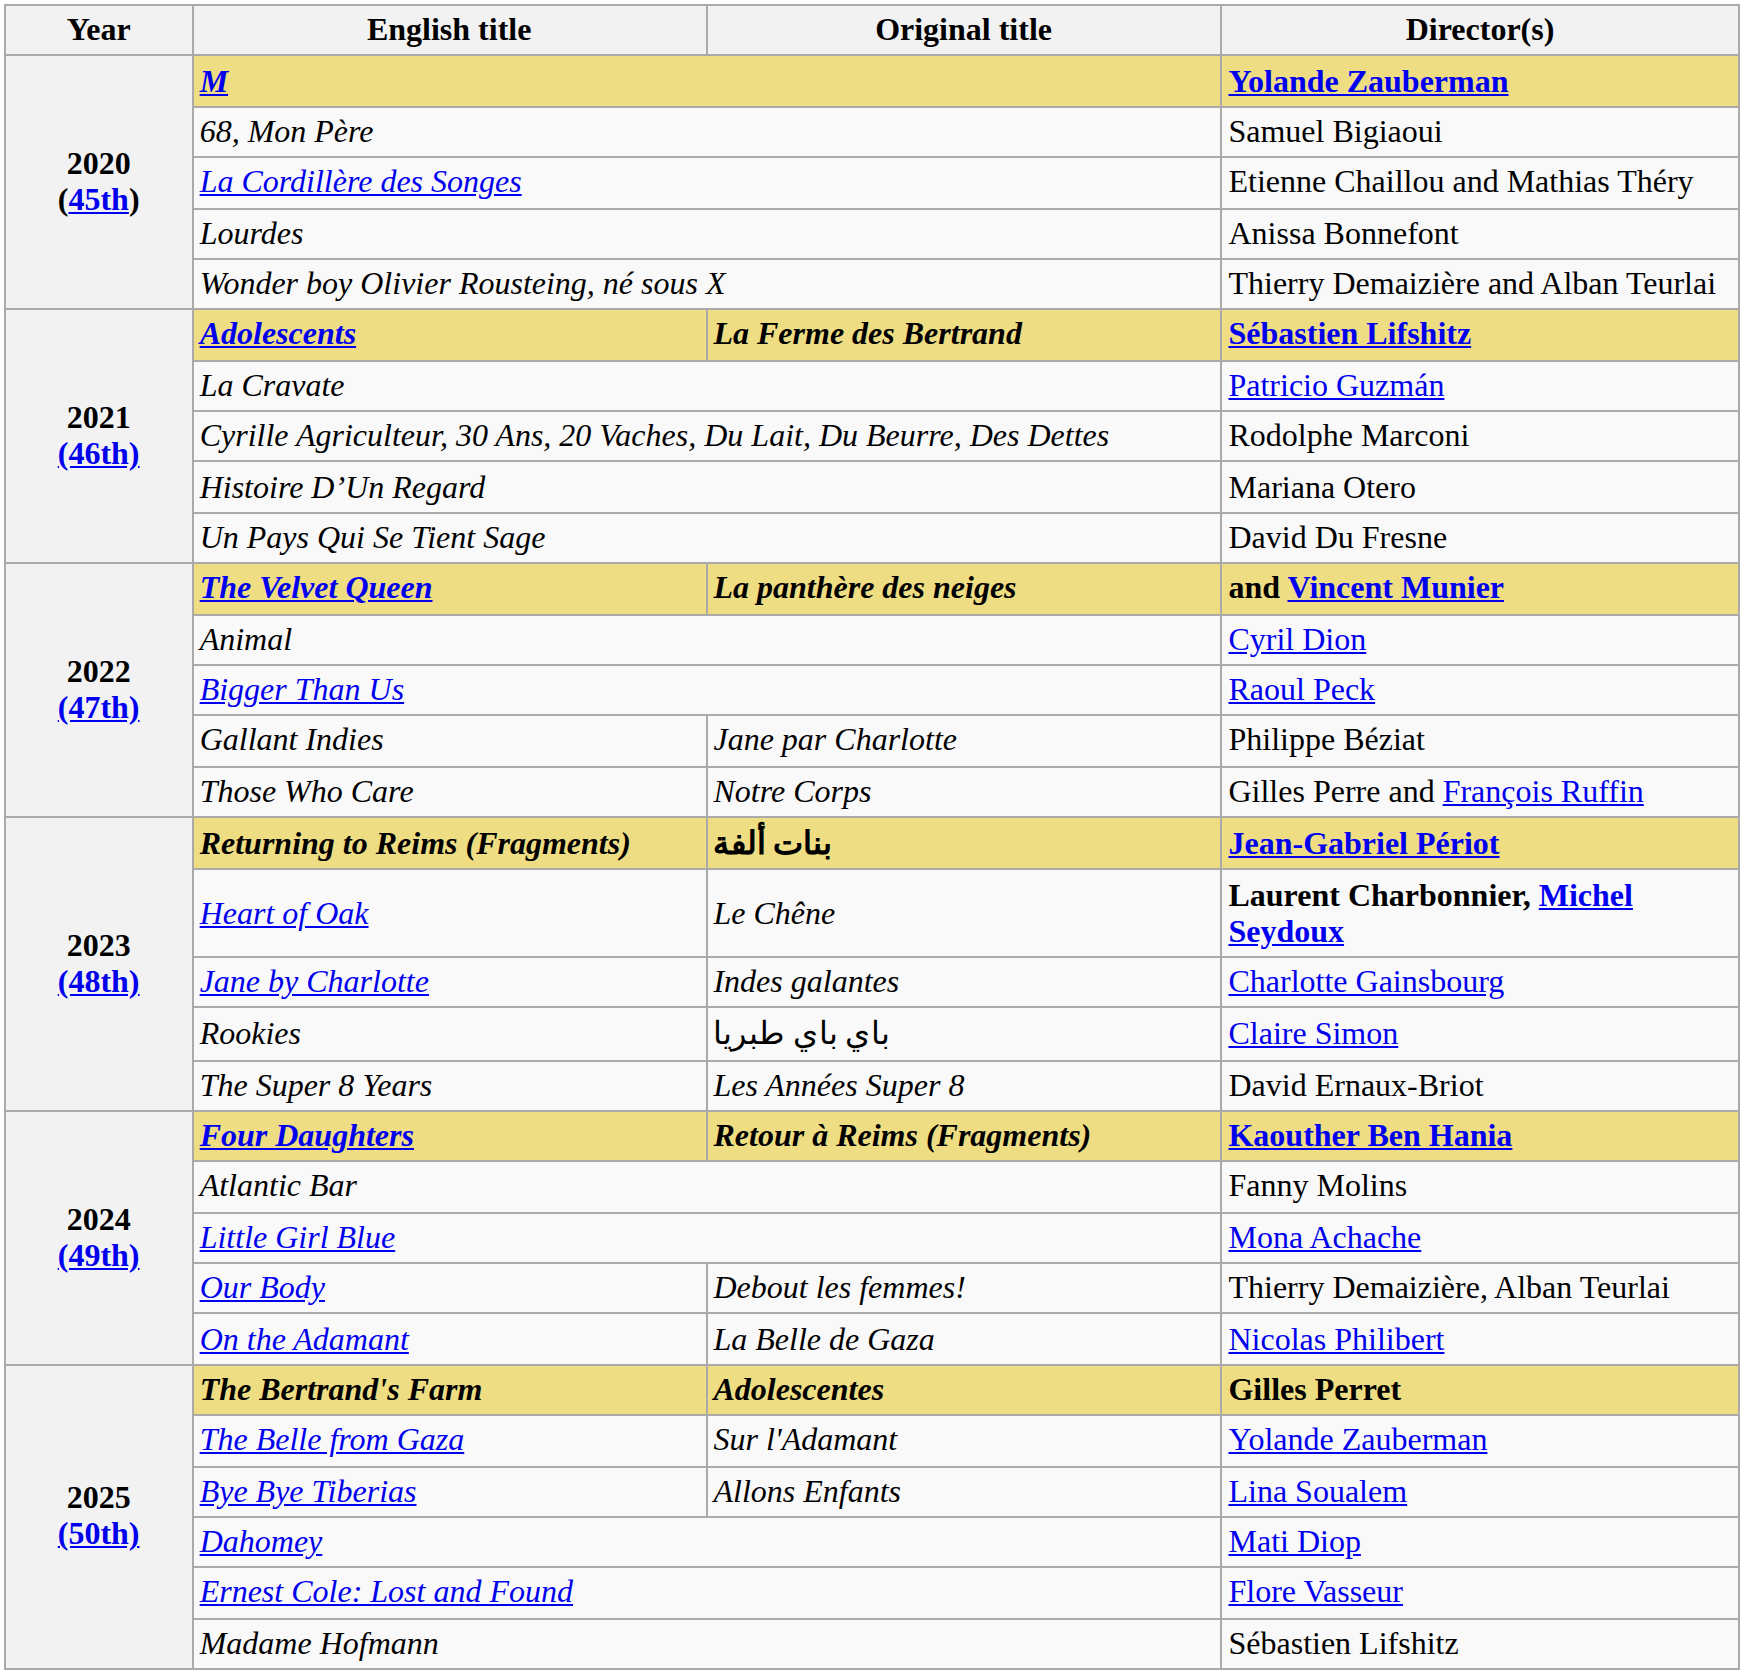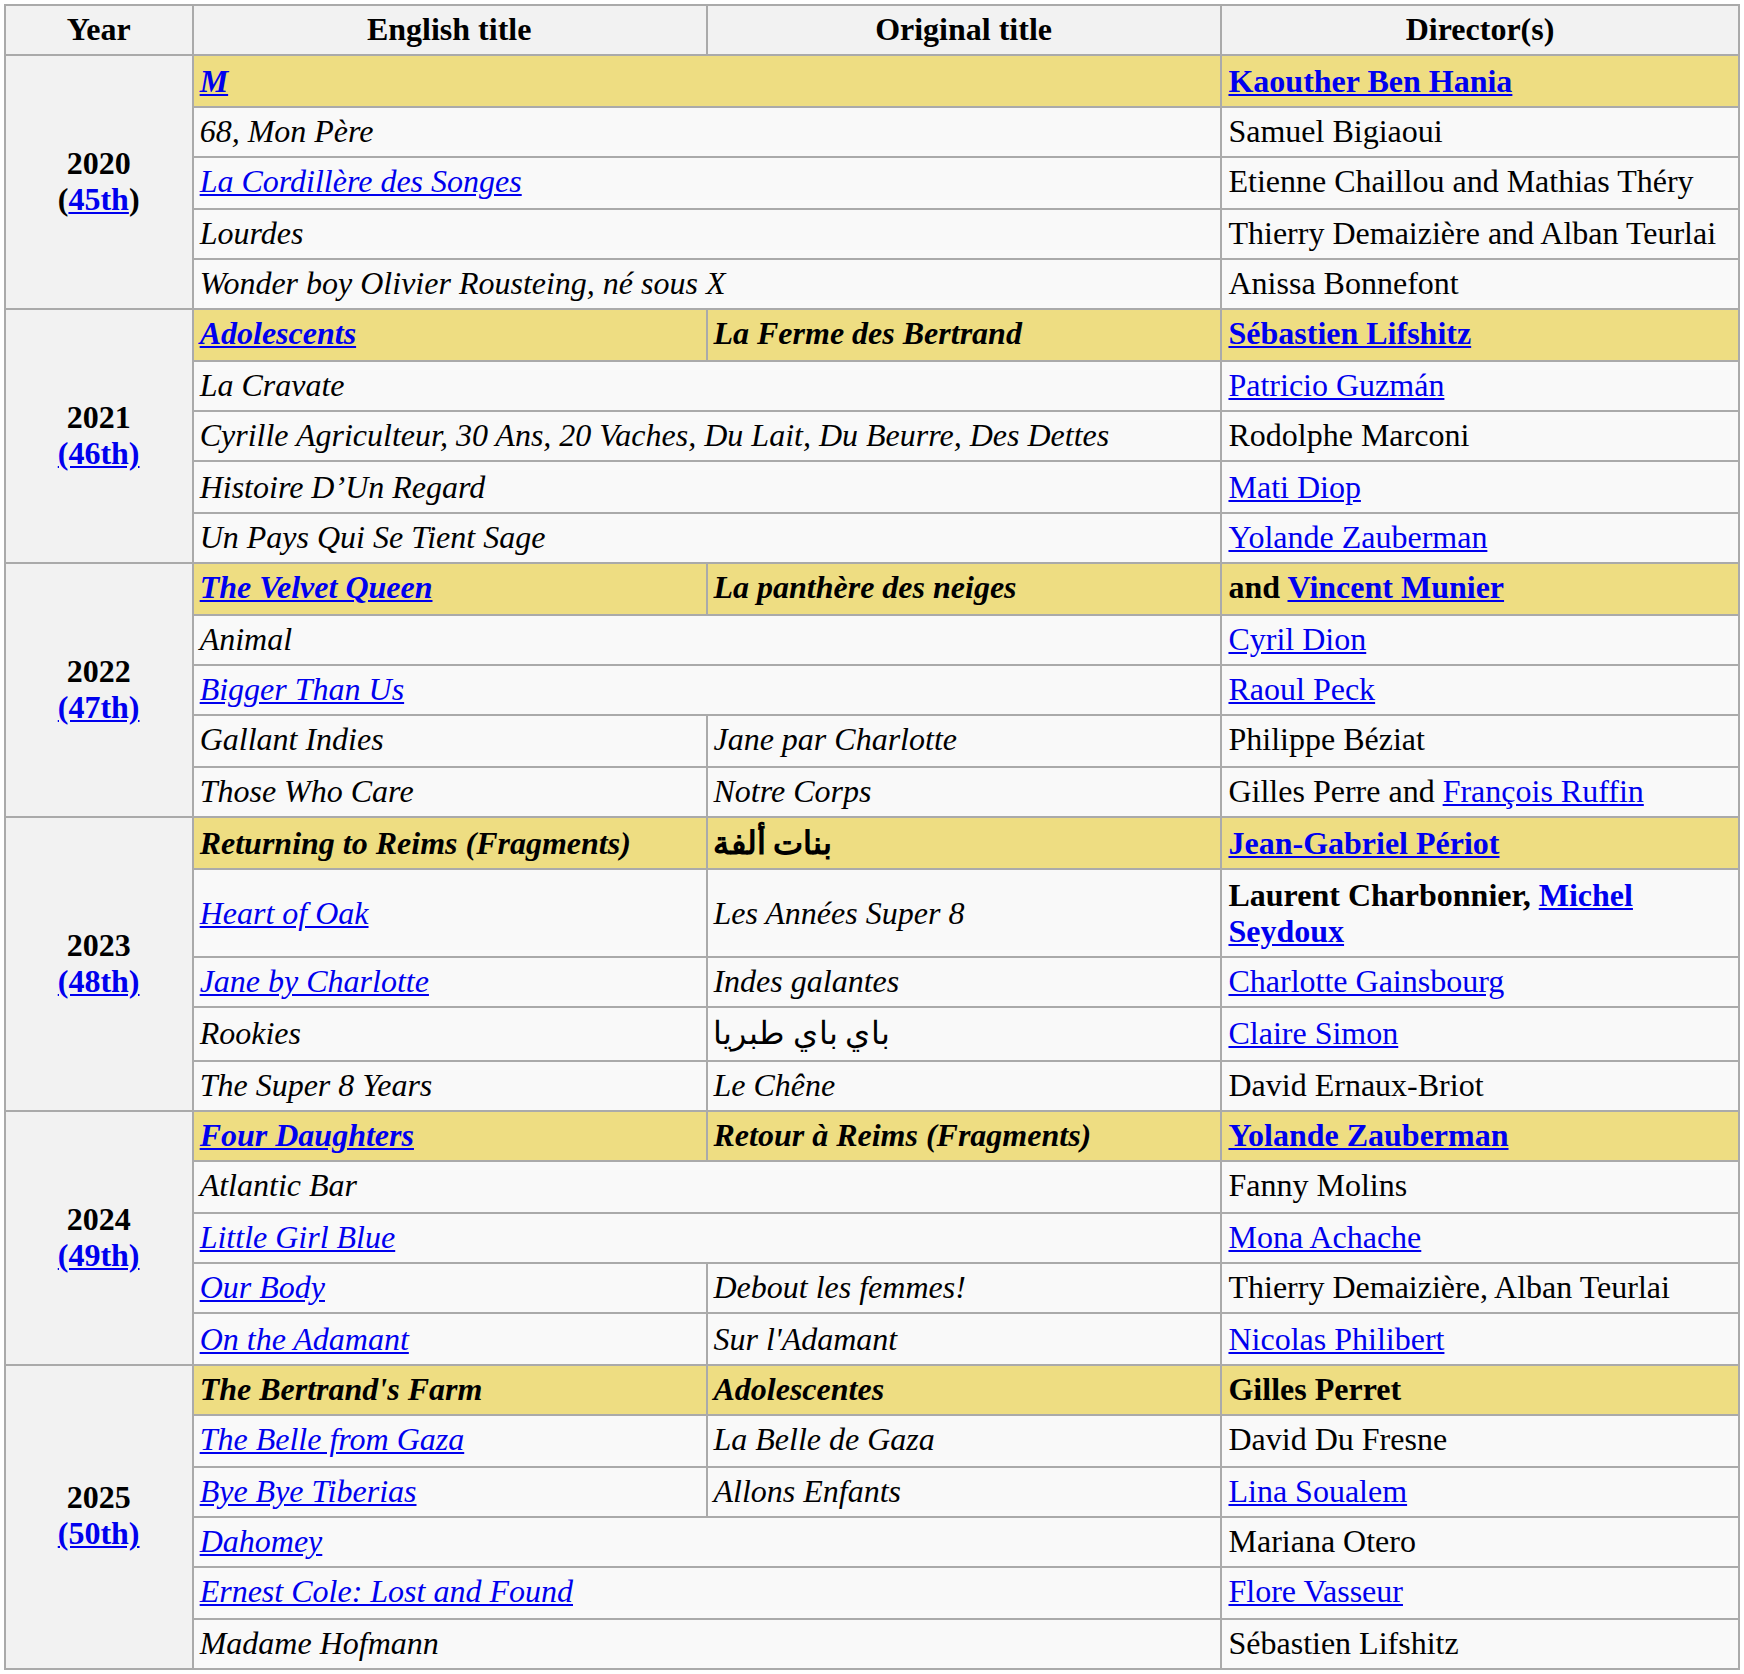(1368, 80) Yolande Zauberman -> (1370, 80) Kaouther Ben Hania
(1344, 232) Anissa Bonnefont -> (1472, 232) Thierry Demaizière and Alban Teurlai
(1472, 283) Thierry Demaizière and Alban Teurlai -> (1344, 283) Anissa Bonnefont
(1322, 486) Mariana Otero -> (1295, 486) Mati Diop
(1338, 537) David Du Fresne -> (1358, 537) Yolande Zauberman
(774, 912) Le Chêne -> (839, 912) Les Années Super 8
(839, 1084) Les Années Super 8 -> (774, 1084) Le Chêne
(1370, 1135) Kaouther Ben Hania -> (1368, 1135) Yolande Zauberman
(824, 1338) La Belle de Gaza -> (805, 1338) Sur l'Adamant
(805, 1440) Sur l'Adamant -> (824, 1440) La Belle de Gaza
(1358, 1440) Yolande Zauberman -> (1338, 1440) David Du Fresne
(1295, 1541) Mati Diop -> (1322, 1541) Mariana Otero
